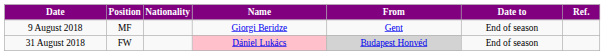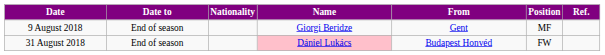columns swapped: (125, 12) <-> (512, 12)
(394, 43) lightgrey background -> (459, 43) no background
